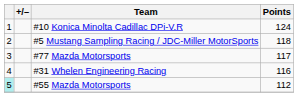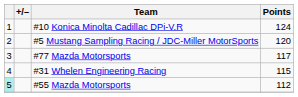(284, 41) 118 -> (283, 41) 120
(284, 71) 116 -> (284, 71) 115
